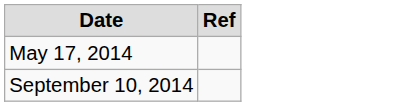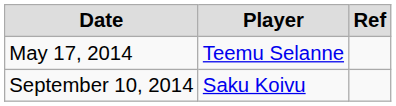+ column: (273, 20)
